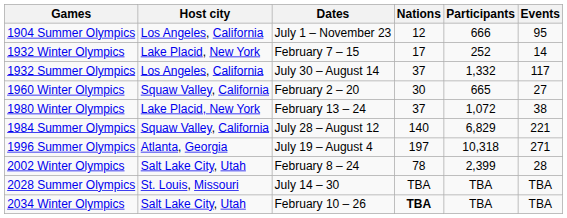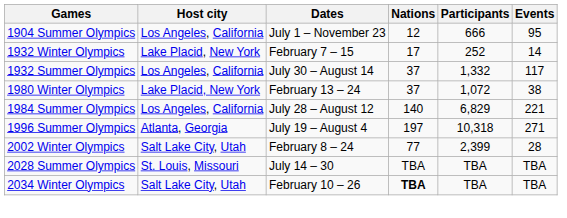- row: (66, 90)
(205, 128) Squaw Valley, California -> (202, 109) Los Angeles, California
(419, 166) 78 -> (413, 147) 77
